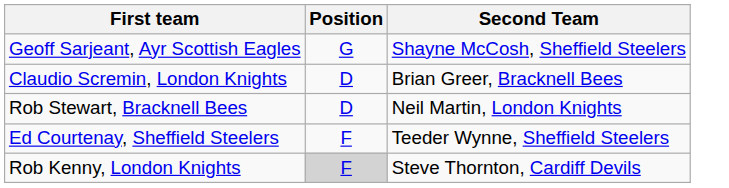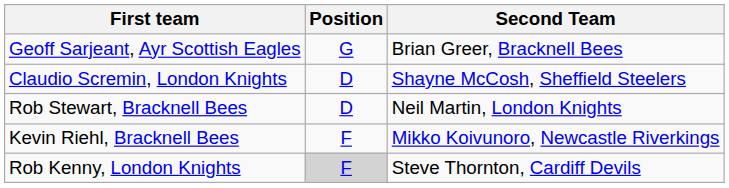(539, 49) Shayne McCosh, Sheffield Steelers -> (507, 49) Brian Greer, Bracknell Bees
(507, 78) Brian Greer, Bracknell Bees -> (539, 78) Shayne McCosh, Sheffield Steelers
- row: (144, 138)
+ row: (124, 138)
